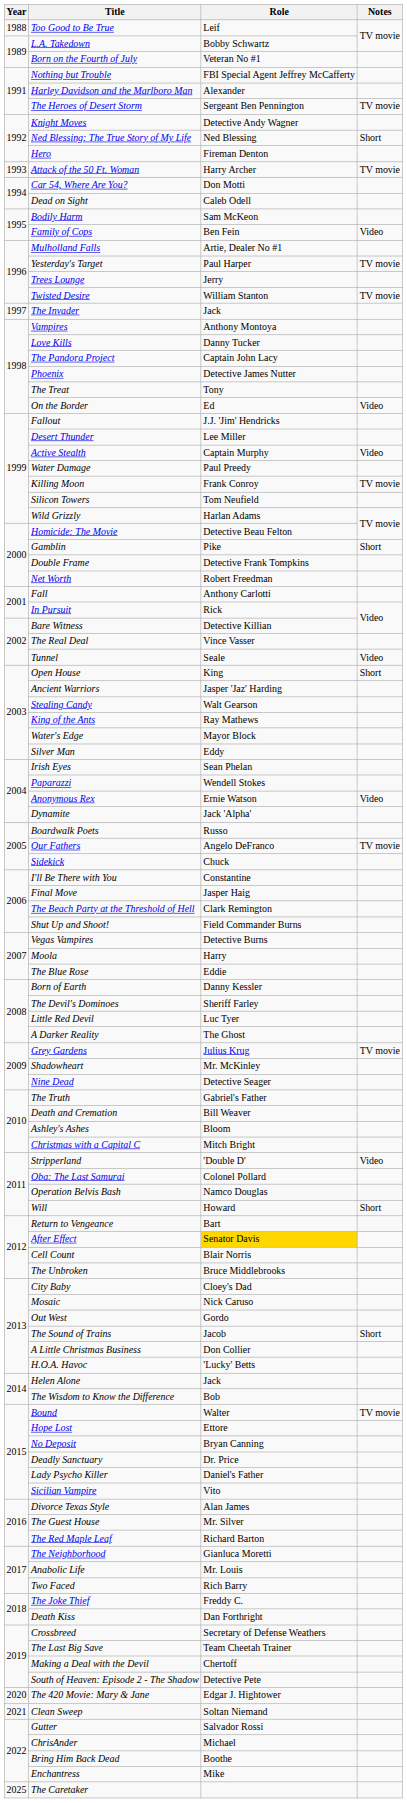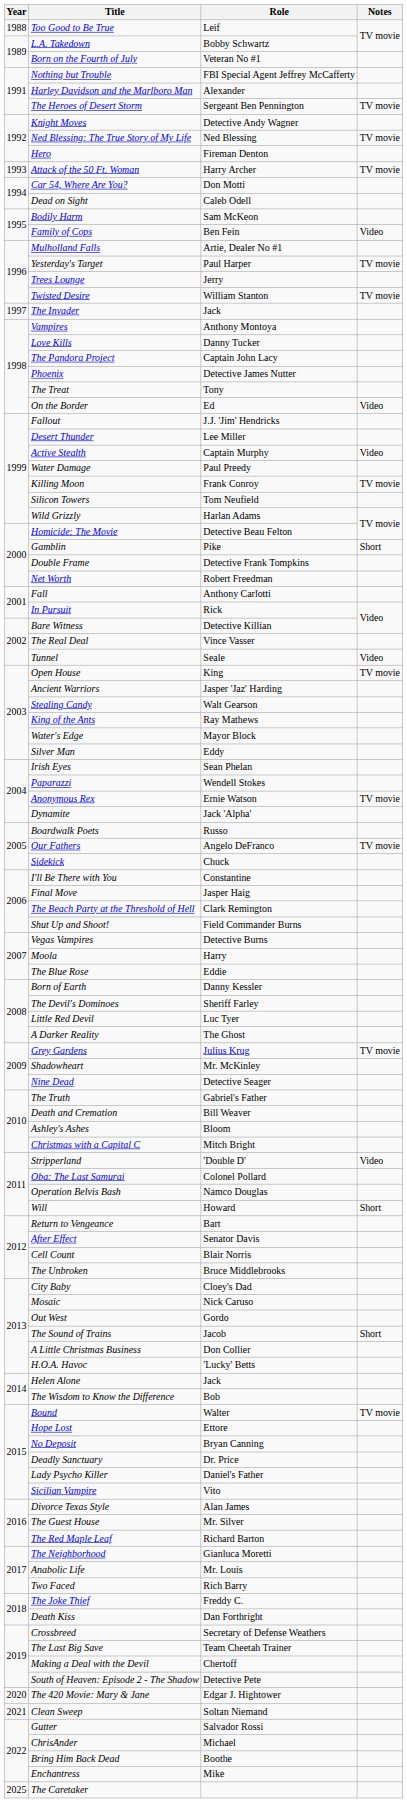(370, 138) Short -> (380, 138) TV movie
(370, 673) Short -> (380, 673) TV movie
(371, 798) Video -> (380, 798) TV movie
(231, 1239) gold background -> (231, 1239) no background
